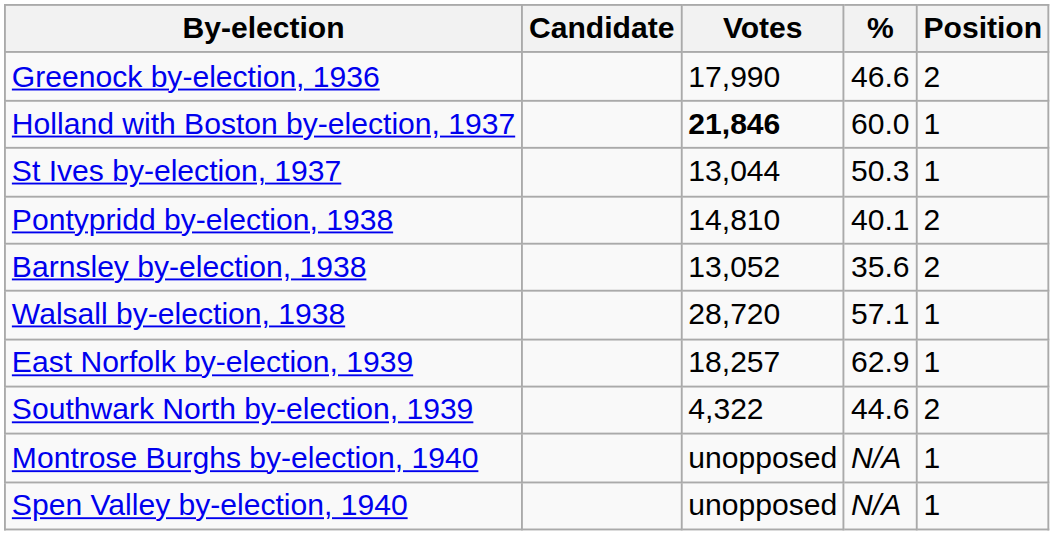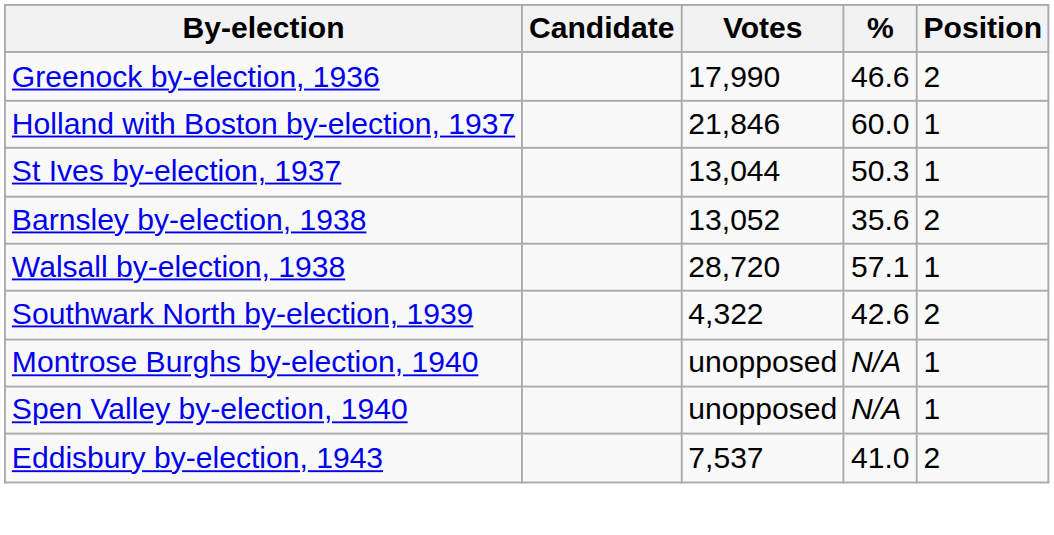(734, 123) bold -> (734, 123) normal
- row: (203, 219)
- row: (213, 362)
(880, 409) 44.6 -> (880, 314) 42.6
+ row: (197, 457)
